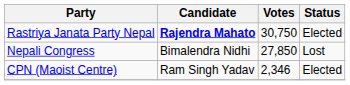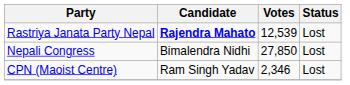(279, 32) 30,750 -> (279, 32) 12,539
(322, 32) Elected -> (314, 32) Lost
(322, 70) Elected -> (314, 70) Lost
